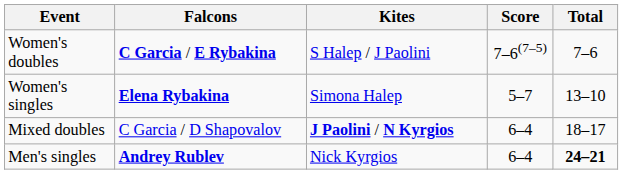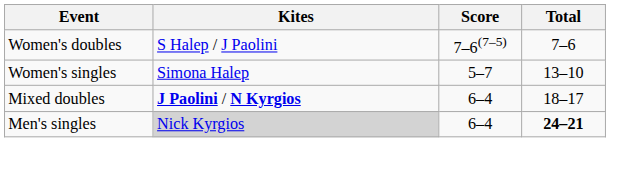- column: (211, 17)
(354, 156) no background -> (201, 124) lightgrey background
